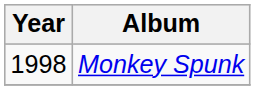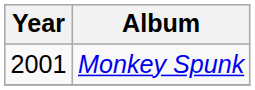(39, 64) 1998 -> (39, 64) 2001
